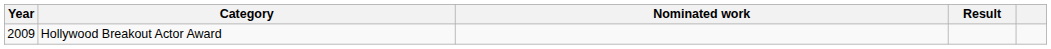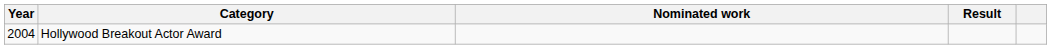(21, 34) 2009 -> (21, 34) 2004
